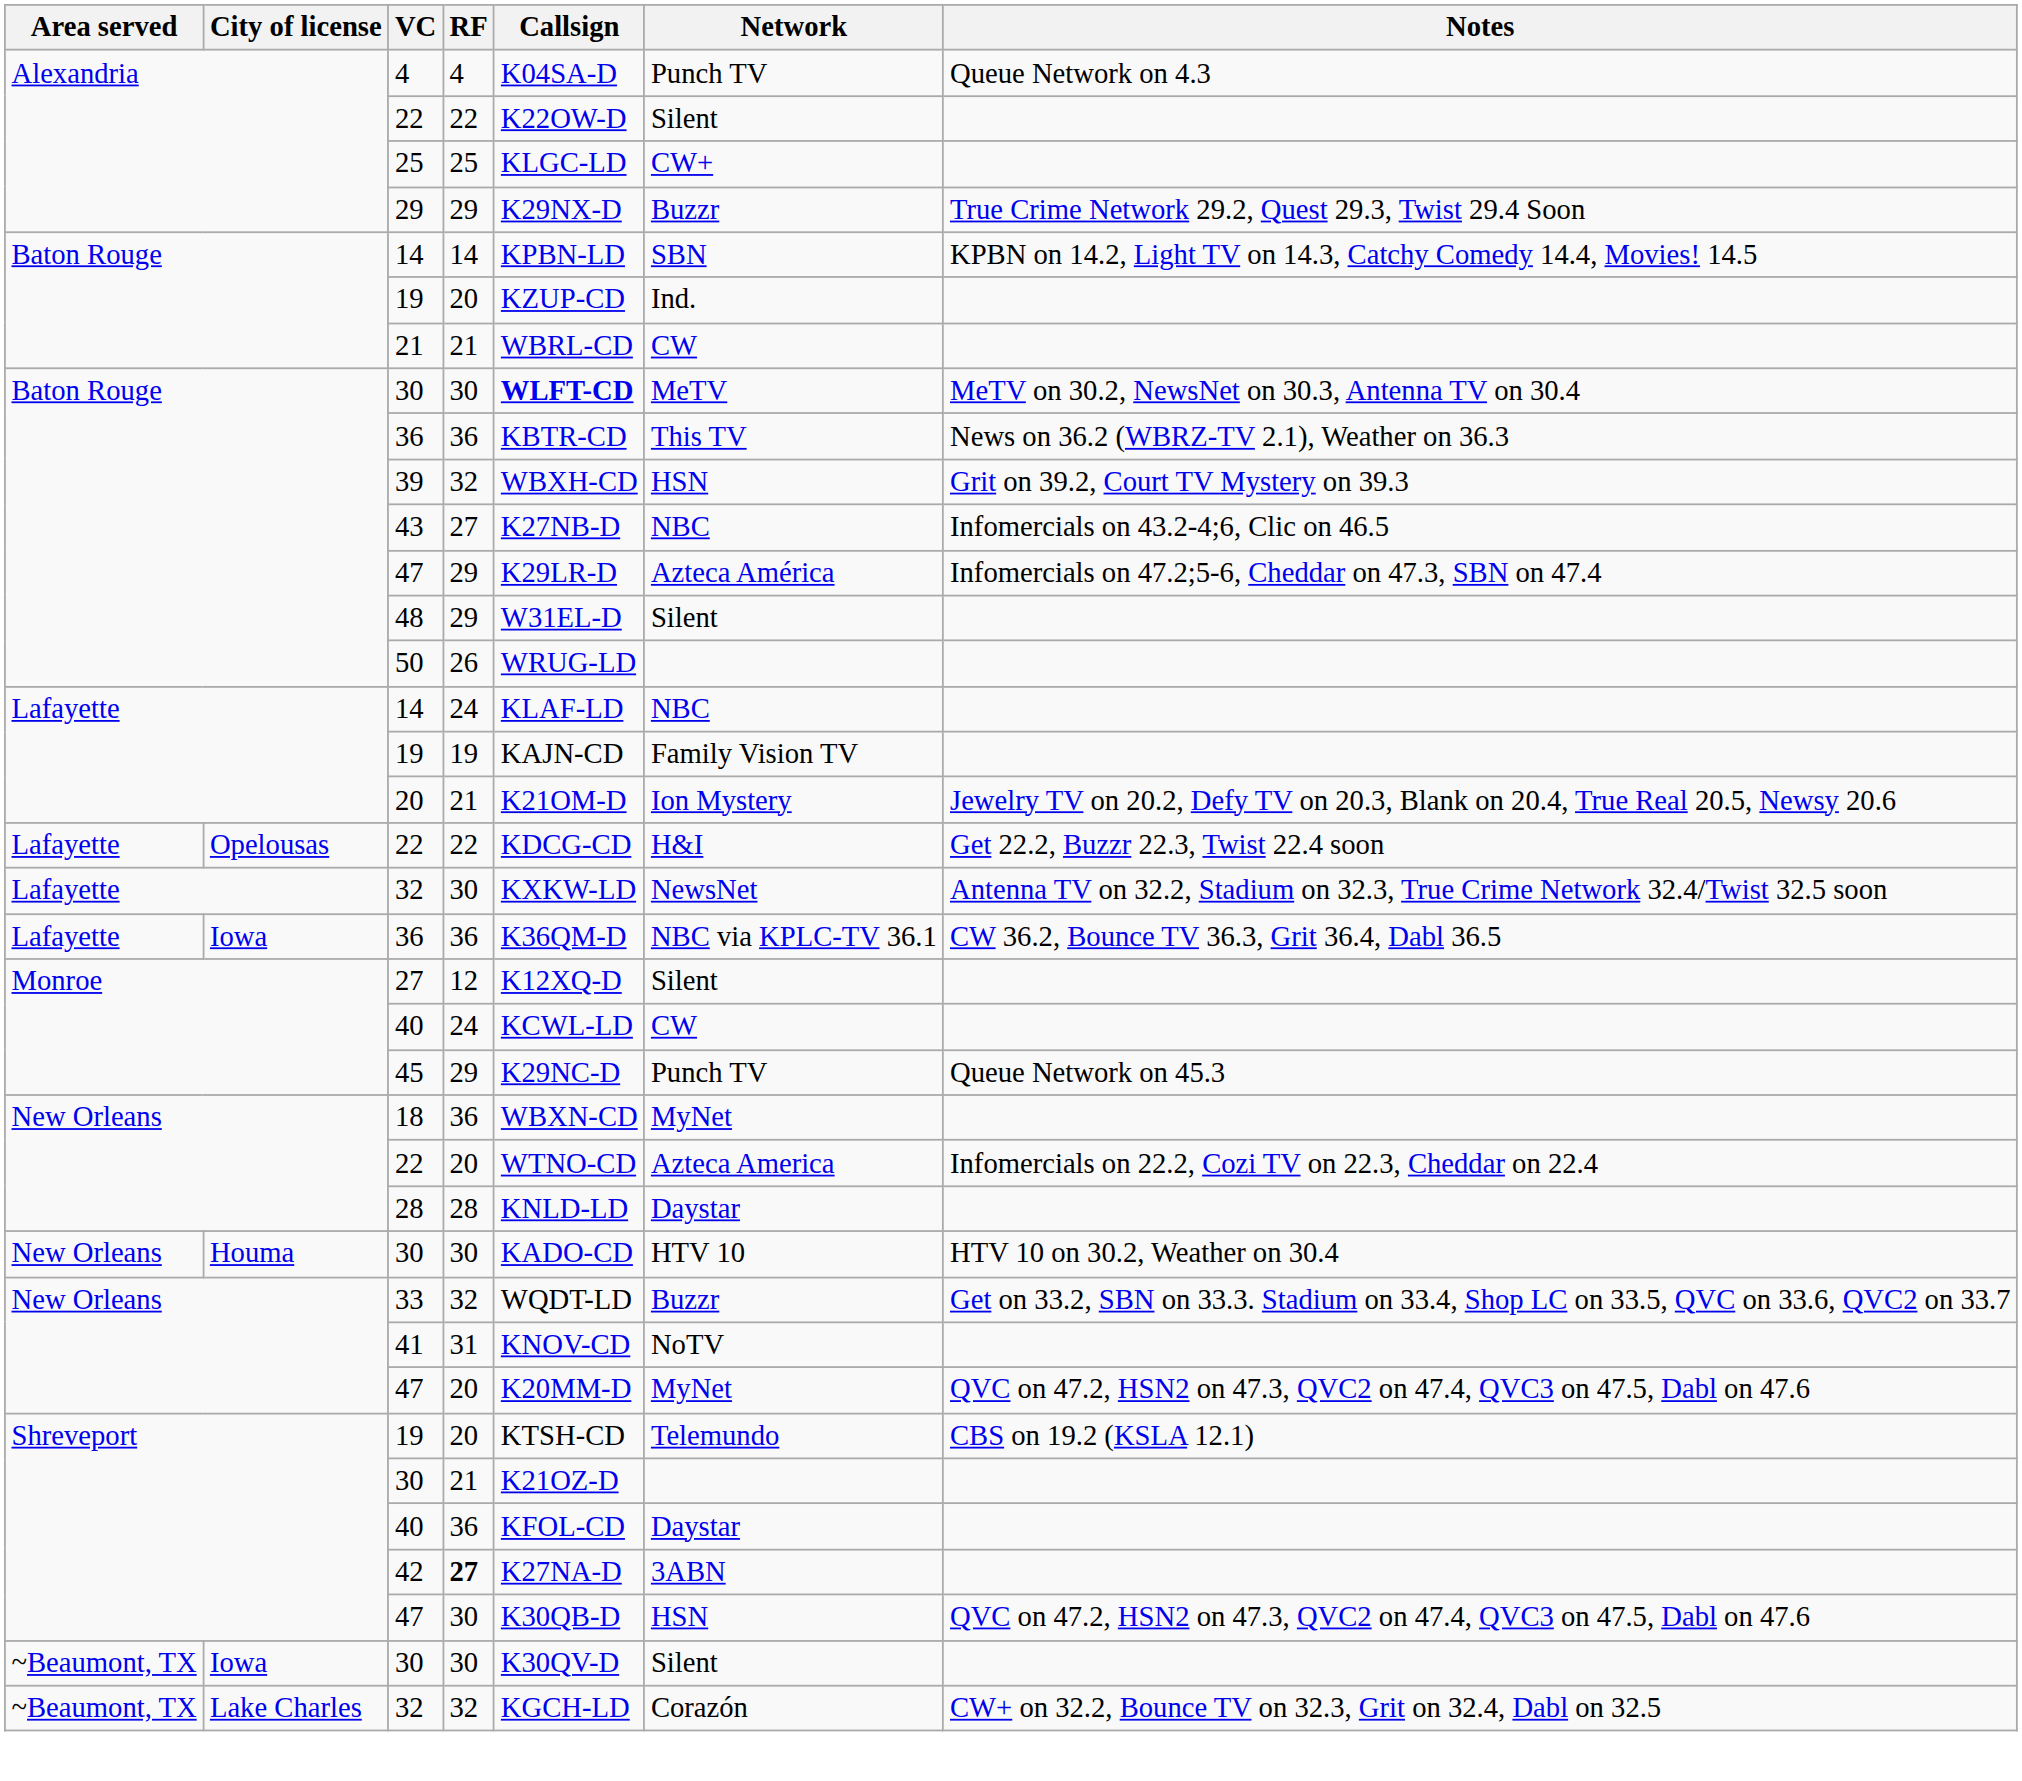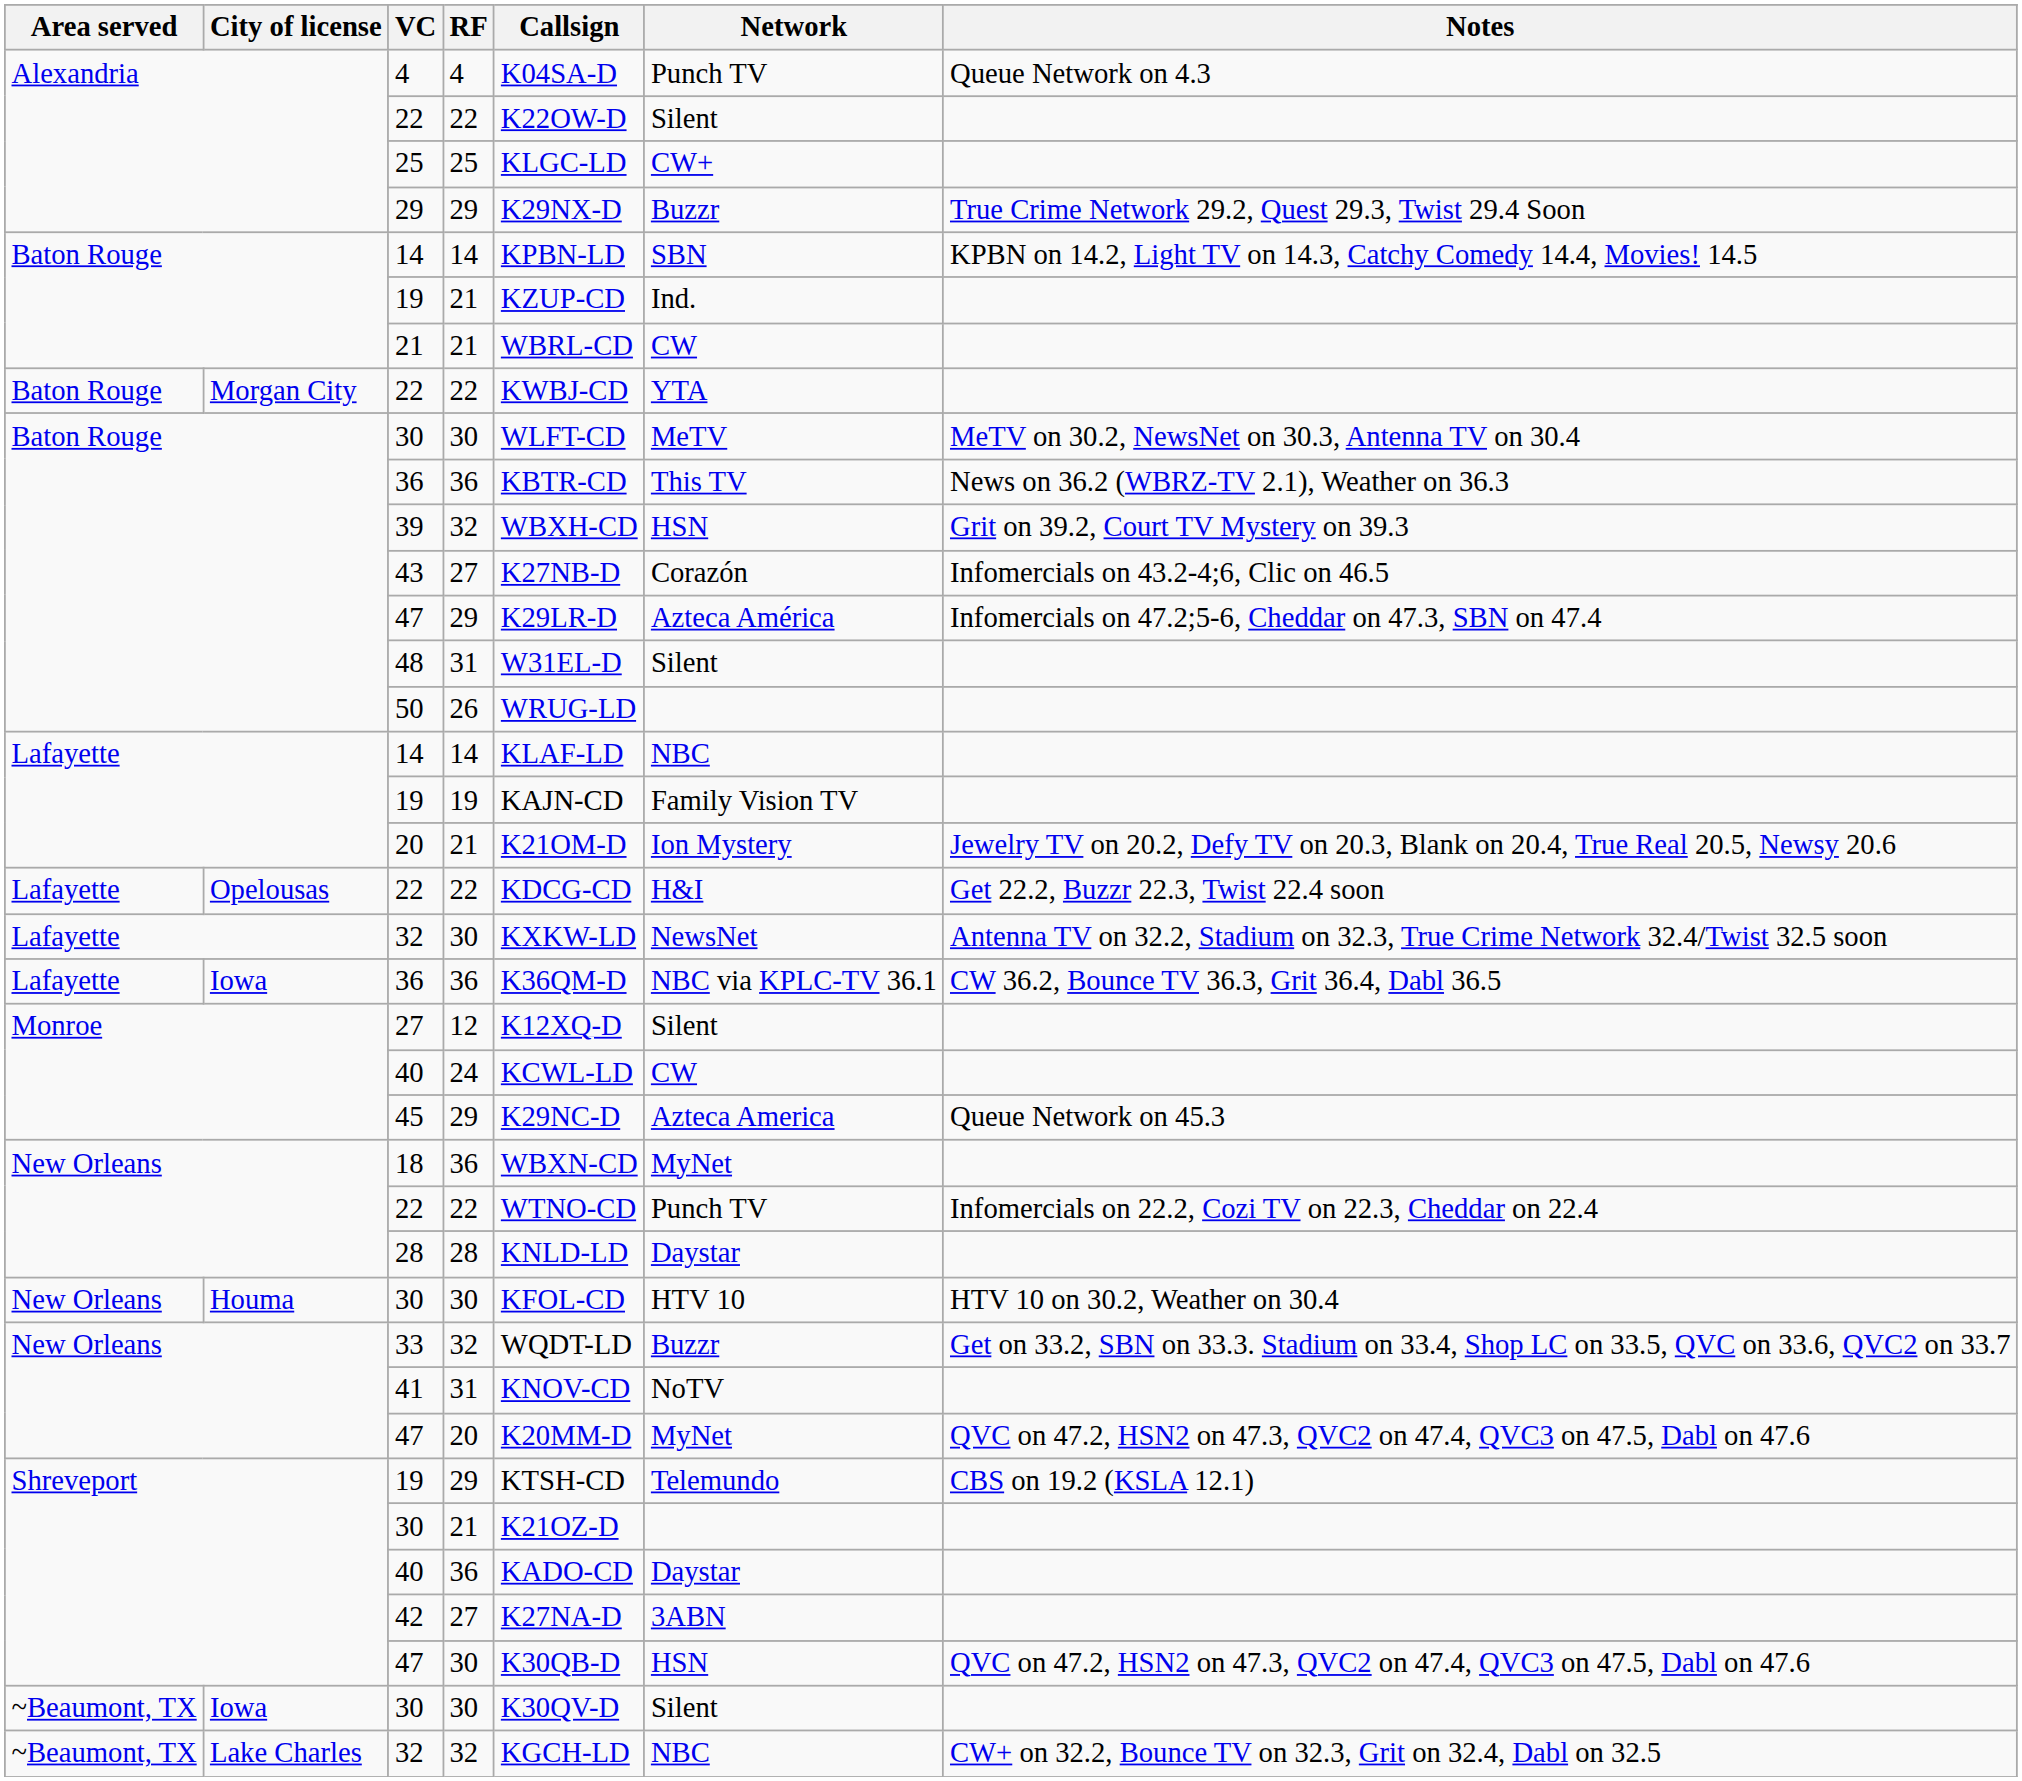(464, 299) 20 -> (464, 299) 21
+ row: (283, 390)
(567, 390) bold -> (563, 436) normal
(680, 526) NBC -> (699, 572) Corazón
(464, 617) 29 -> (464, 663) 31
(464, 708) 24 -> (464, 753) 14
(709, 1071) Punch TV -> (743, 1117) Azteca America
(464, 1162) 20 -> (464, 1208) 22
(743, 1162) Azteca America -> (709, 1208) Punch TV
(567, 1253) KADO-CD -> (563, 1299) KFOL-CD
(464, 1435) 20 -> (464, 1480) 29
(563, 1526) KFOL-CD -> (567, 1571) KADO-CD
(464, 1571) bold -> (464, 1616) normal
(699, 1707) Corazón -> (680, 1753) NBC
